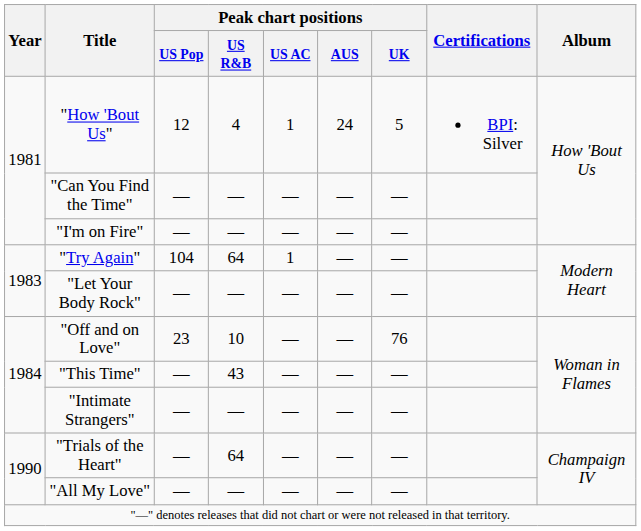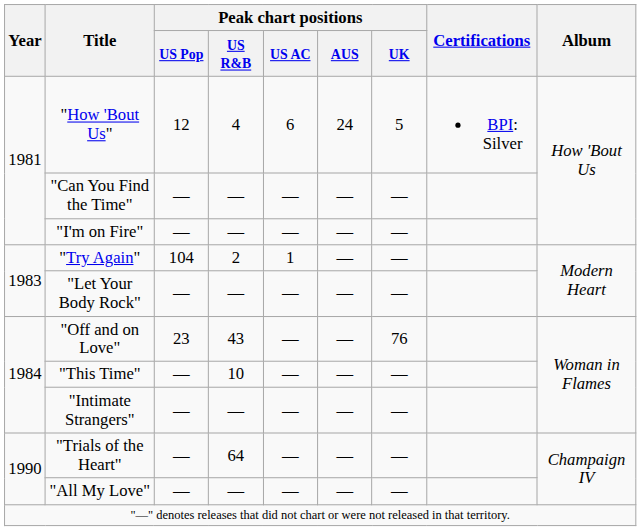(290, 124) 1 -> (290, 124) 6
(236, 257) 64 -> (236, 257) 2
(236, 338) 10 -> (236, 338) 43
(236, 374) 43 -> (236, 374) 10
